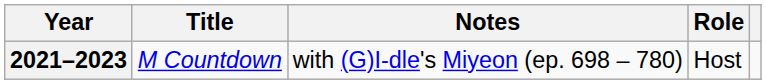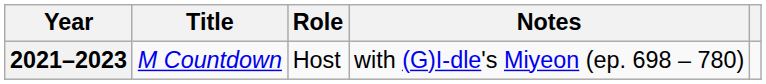columns swapped: (719, 23) <-> (488, 23)
